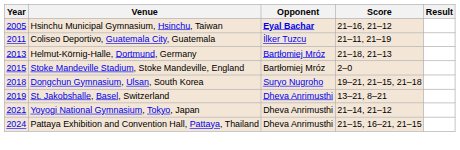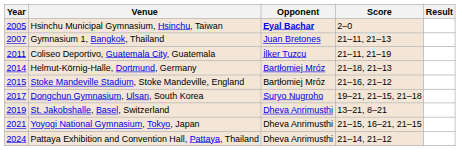(365, 26) 21–16, 21–12 -> (345, 26) 2–0
+ row: (97, 40)
(16, 54) 2013 -> (16, 68) 2014
(345, 68) 2–0 -> (365, 82) 21–16, 21–12
(16, 82) 2018 -> (16, 96) 2017
(365, 110) 21–14, 21–12 -> (379, 125) 21–15, 16–21, 21–15
(379, 125) 21–15, 16–21, 21–15 -> (365, 139) 21–14, 21–12
